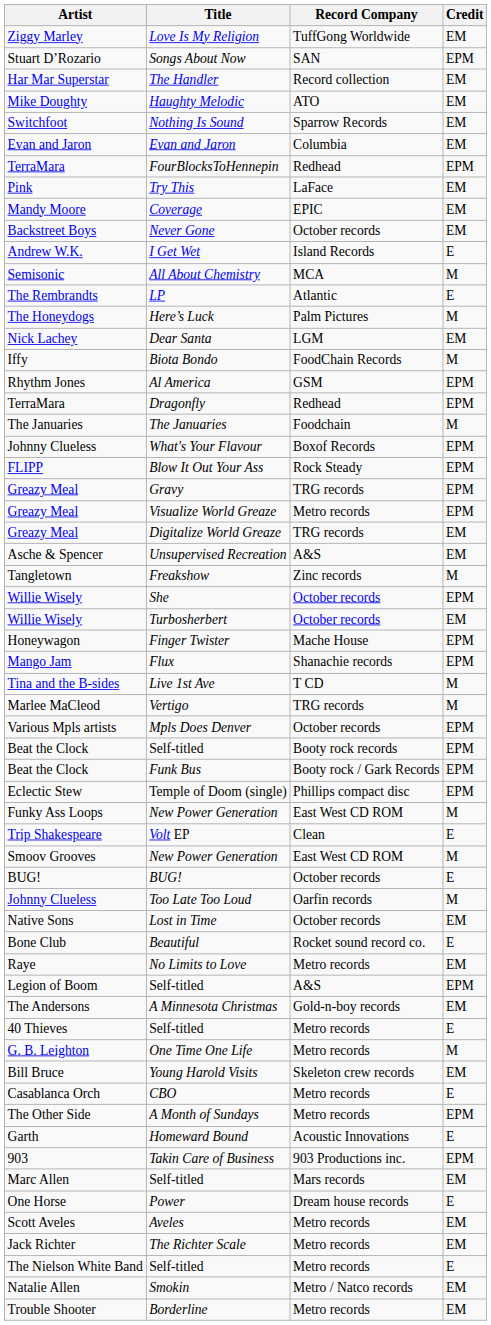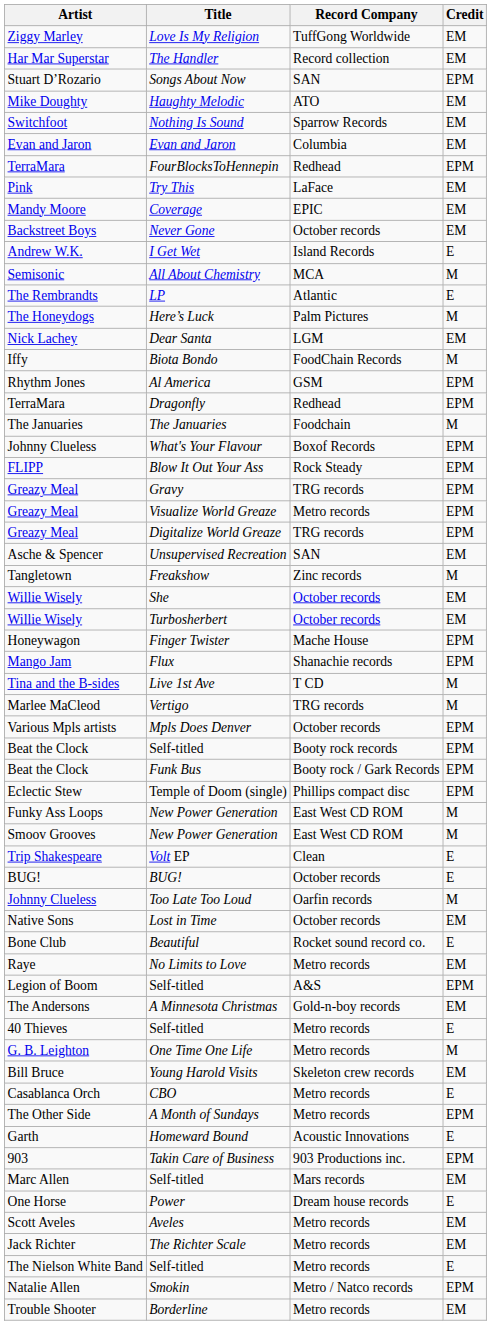rows swapped: (54, 58) <-> (58, 79)
(456, 532) EM -> (460, 532) EPM
(307, 554) A&S -> (307, 554) SAN
(460, 597) EPM -> (456, 597) EM
rows swapped: (52, 856) <-> (55, 834)
(456, 1287) EM -> (460, 1287) EPM
